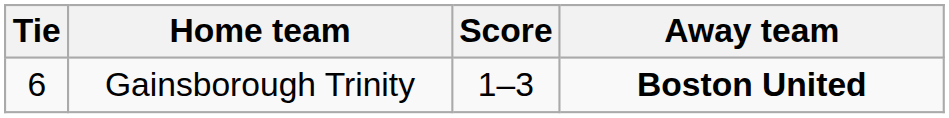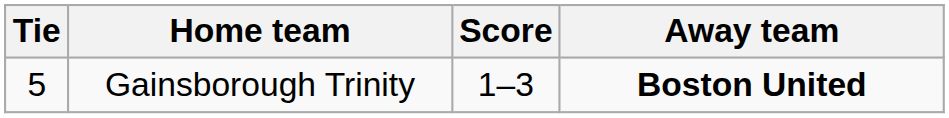(37, 84) 6 -> (37, 84) 5
